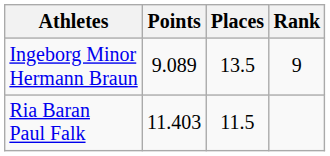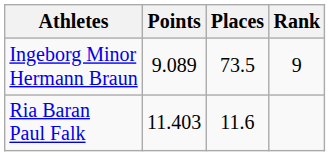(237, 66) 13.5 -> (237, 66) 73.5
(237, 122) 11.5 -> (237, 122) 11.6
